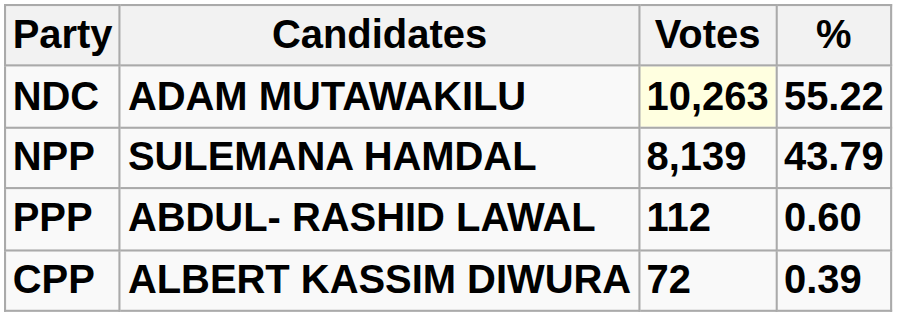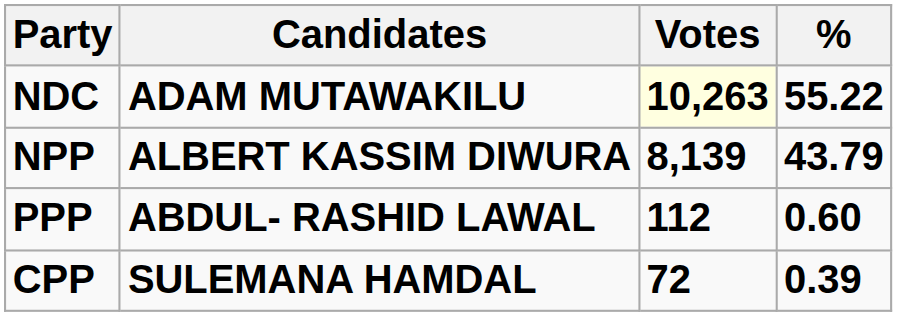(332, 157) SULEMANA HAMDAL -> (380, 157) ALBERT KASSIM DIWURA
(380, 279) ALBERT KASSIM DIWURA -> (332, 279) SULEMANA HAMDAL
